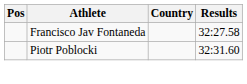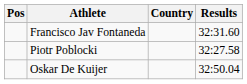(219, 32) 32:27.58 -> (219, 32) 32:31.60
(219, 50) 32:31.60 -> (219, 50) 32:27.58
+ row: (69, 69)
